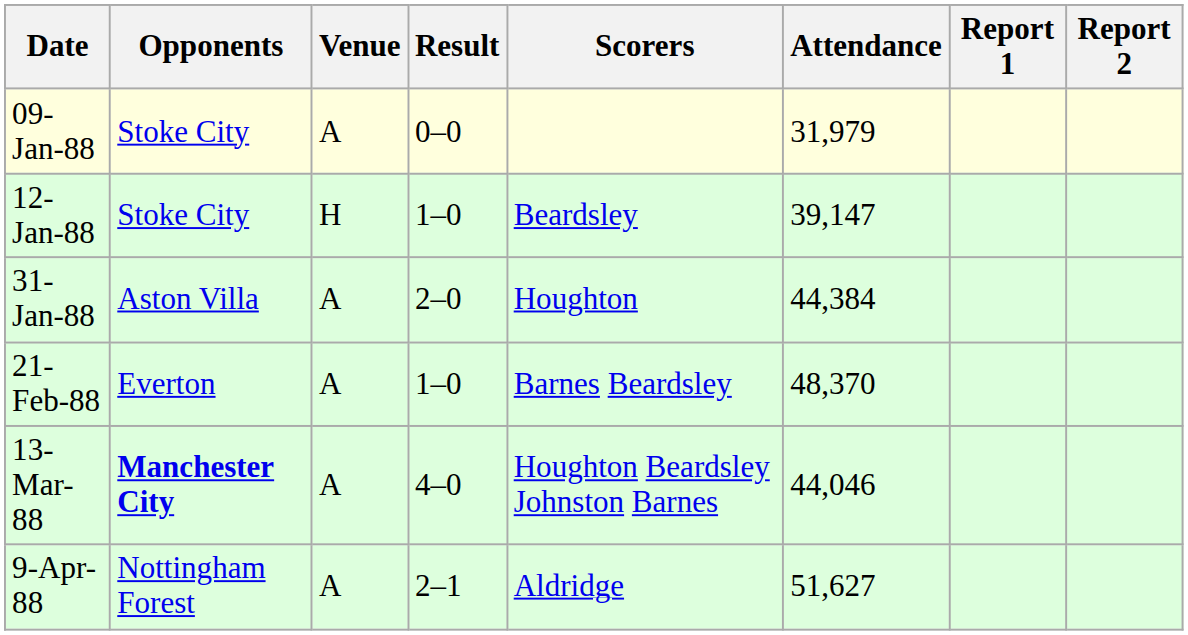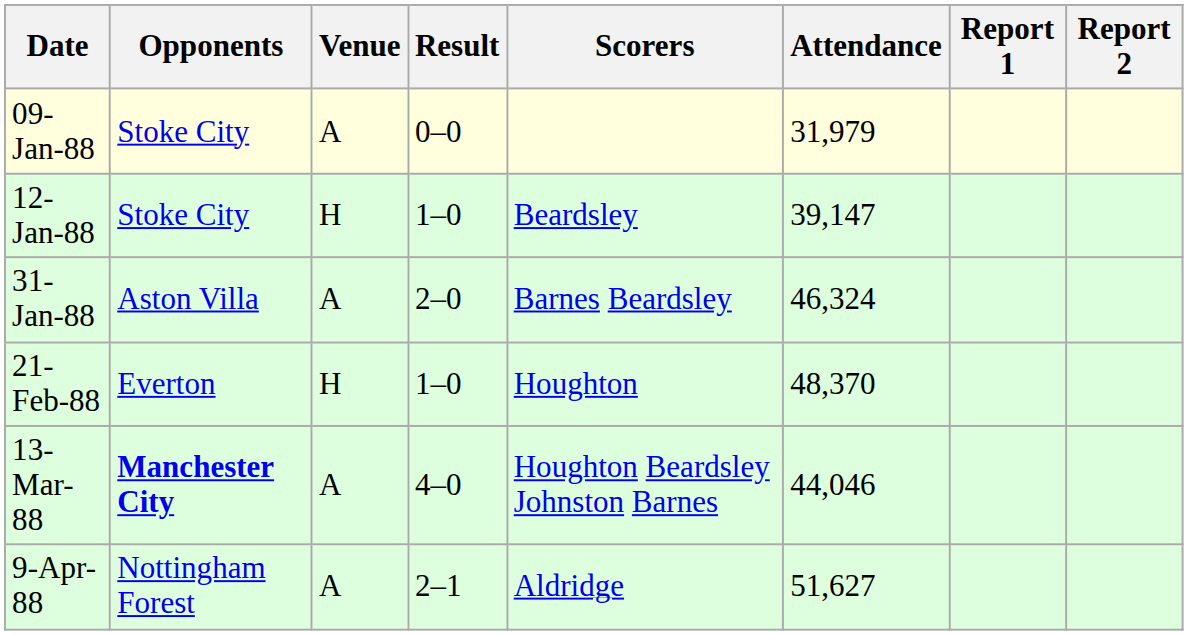(576, 299) Houghton -> (623, 299) Barnes Beardsley
(833, 299) 44,384 -> (833, 299) 46,324
(330, 383) A -> (330, 383) H
(623, 383) Barnes Beardsley -> (576, 383) Houghton
